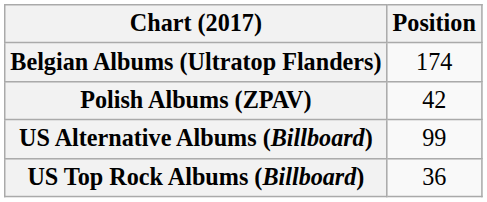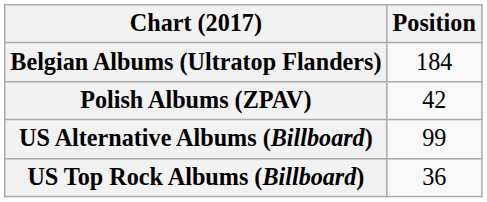(434, 61) 174 -> (434, 61) 184
